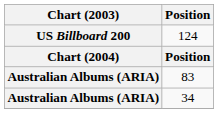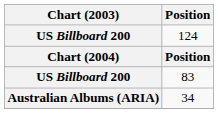(83, 77) Australian Albums (ARIA) -> (83, 77) US Billboard 200
